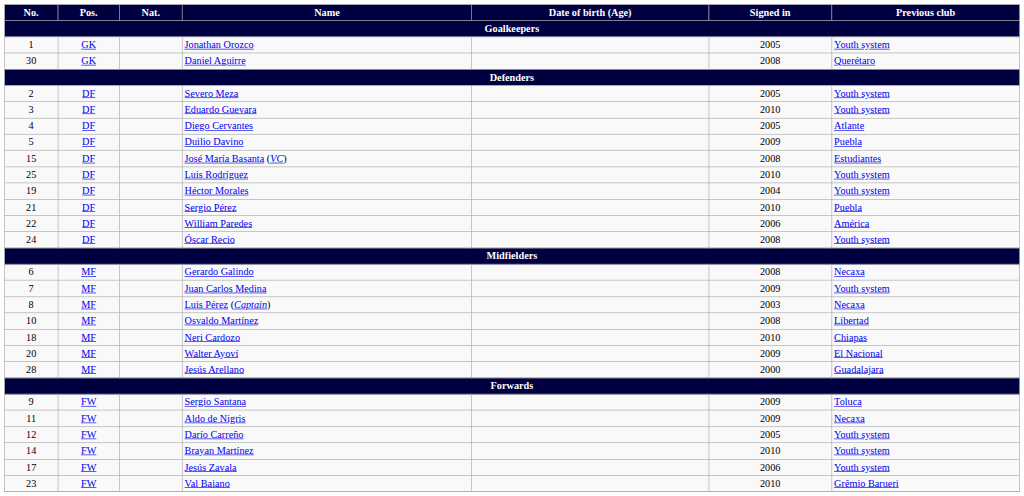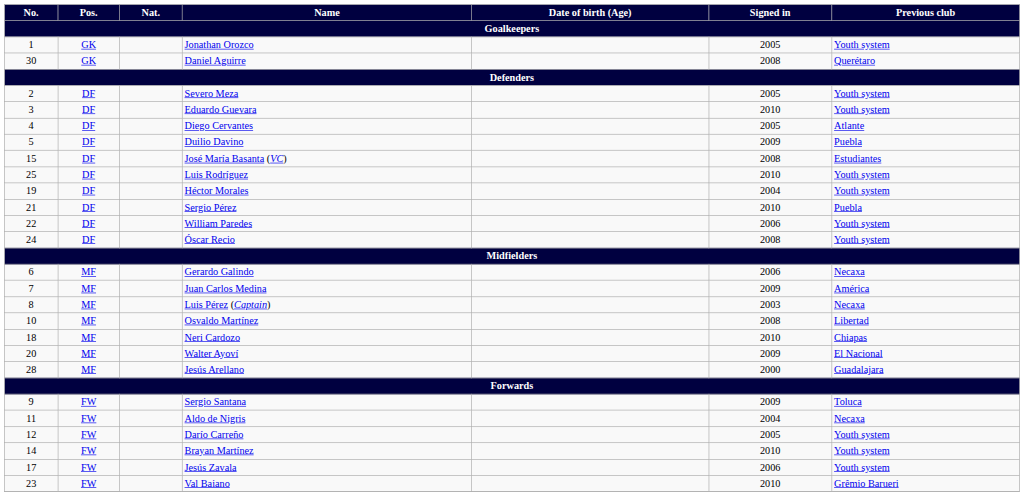(852, 223) América -> (862, 223) Youth system
(770, 272) 2008 -> (770, 272) 2006
(862, 288) Youth system -> (852, 288) América
(770, 418) 2009 -> (770, 418) 2004
